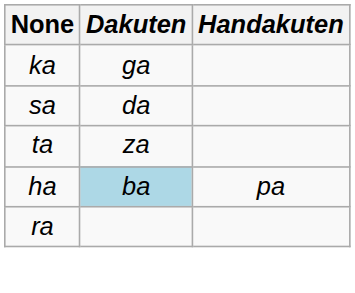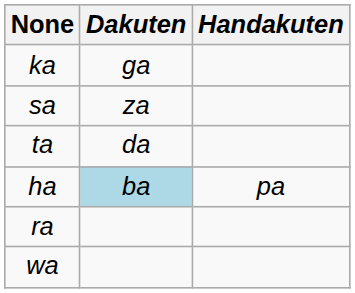(136, 105) da -> (136, 105) za
(136, 145) za -> (136, 145) da
+ row: (42, 266)
